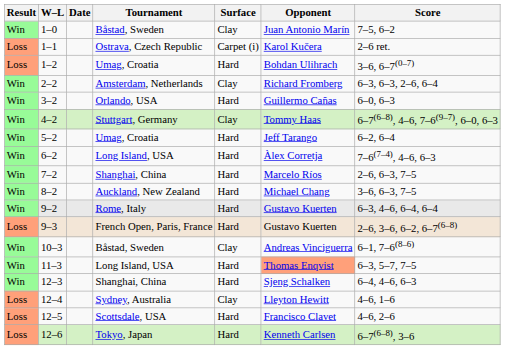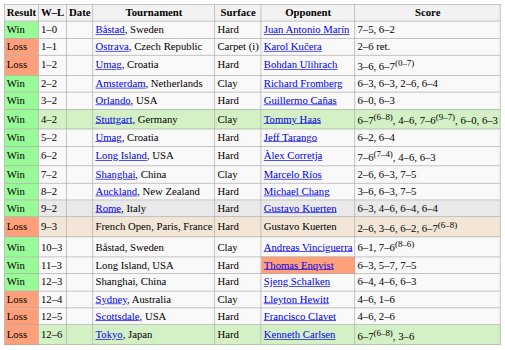(228, 30) Clay -> (228, 30) Hard
(228, 174) Hard -> (228, 174) Clay
